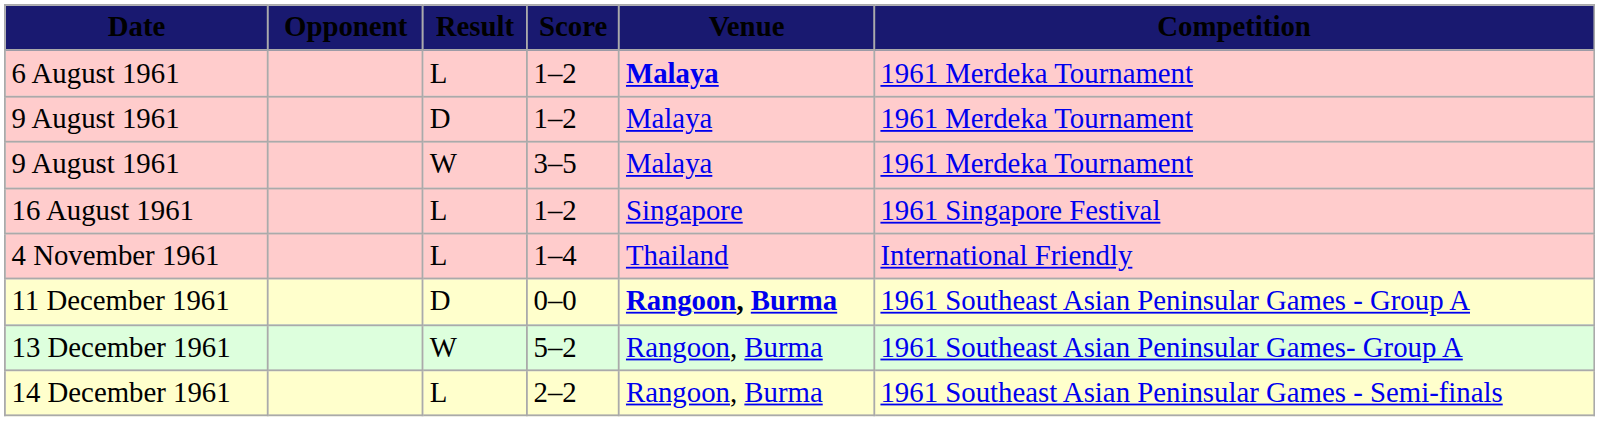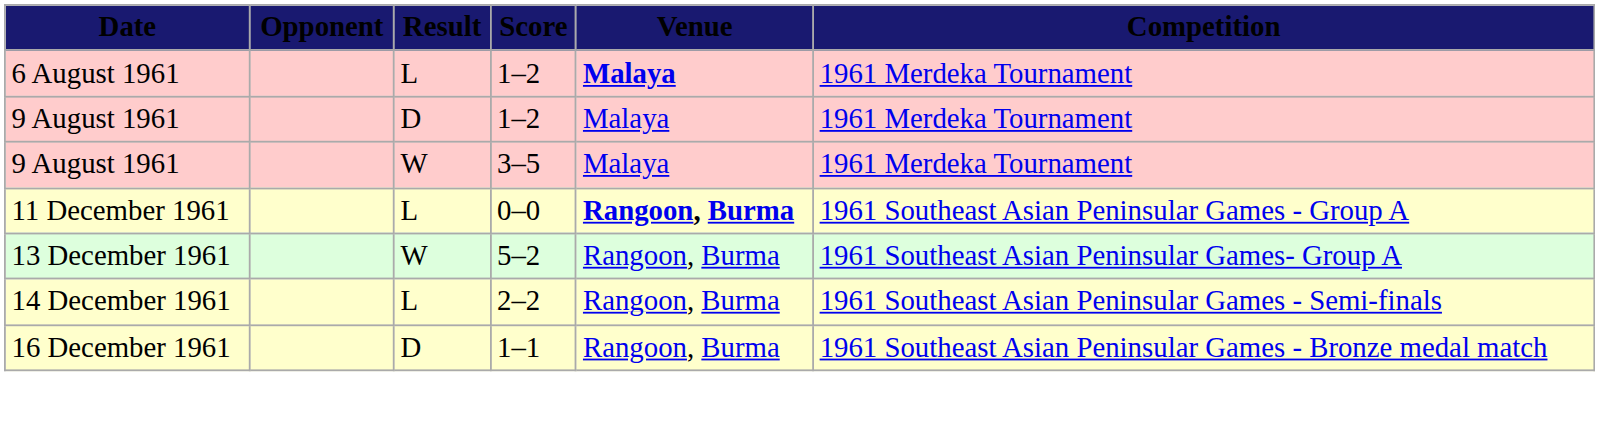- row: (103, 210)
- row: (116, 255)
(440, 301) D -> (409, 210) L
+ row: (121, 347)
